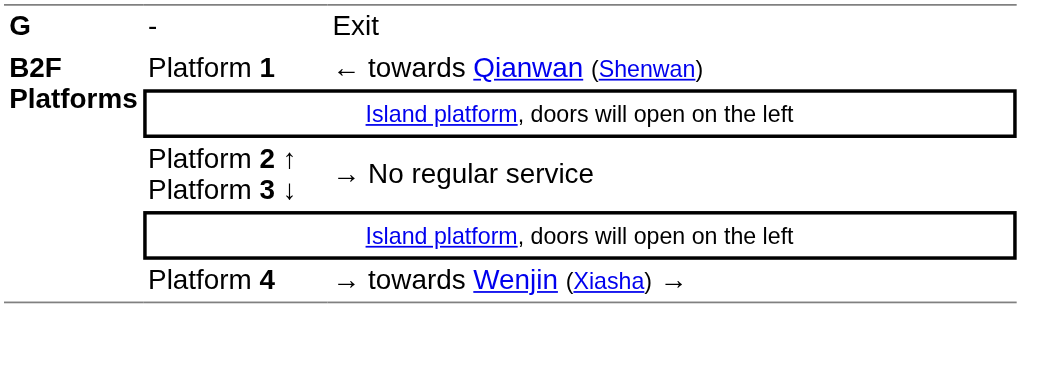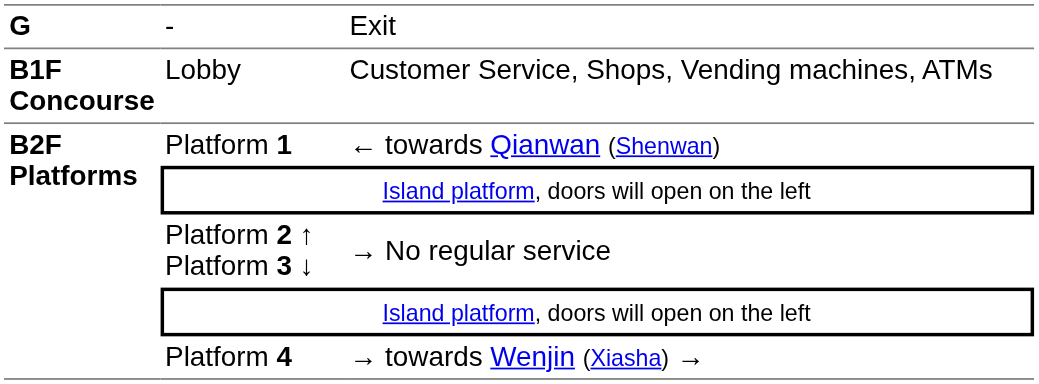+ row: (203, 69)
